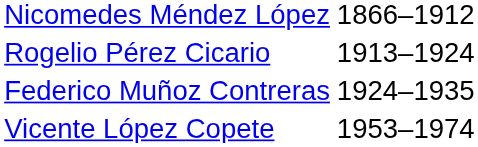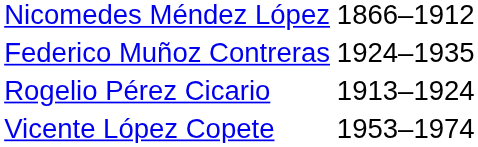rows swapped: (137, 53) <-> (167, 90)
